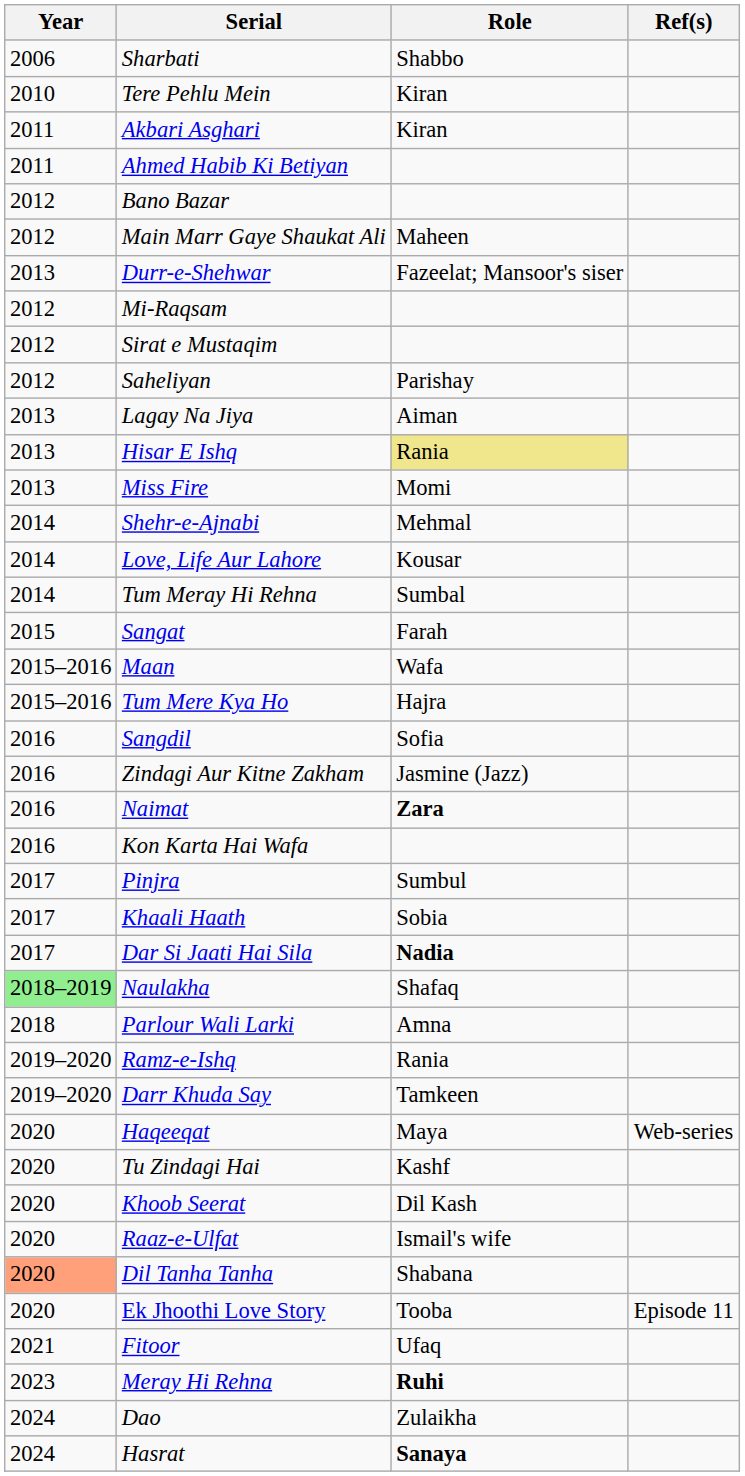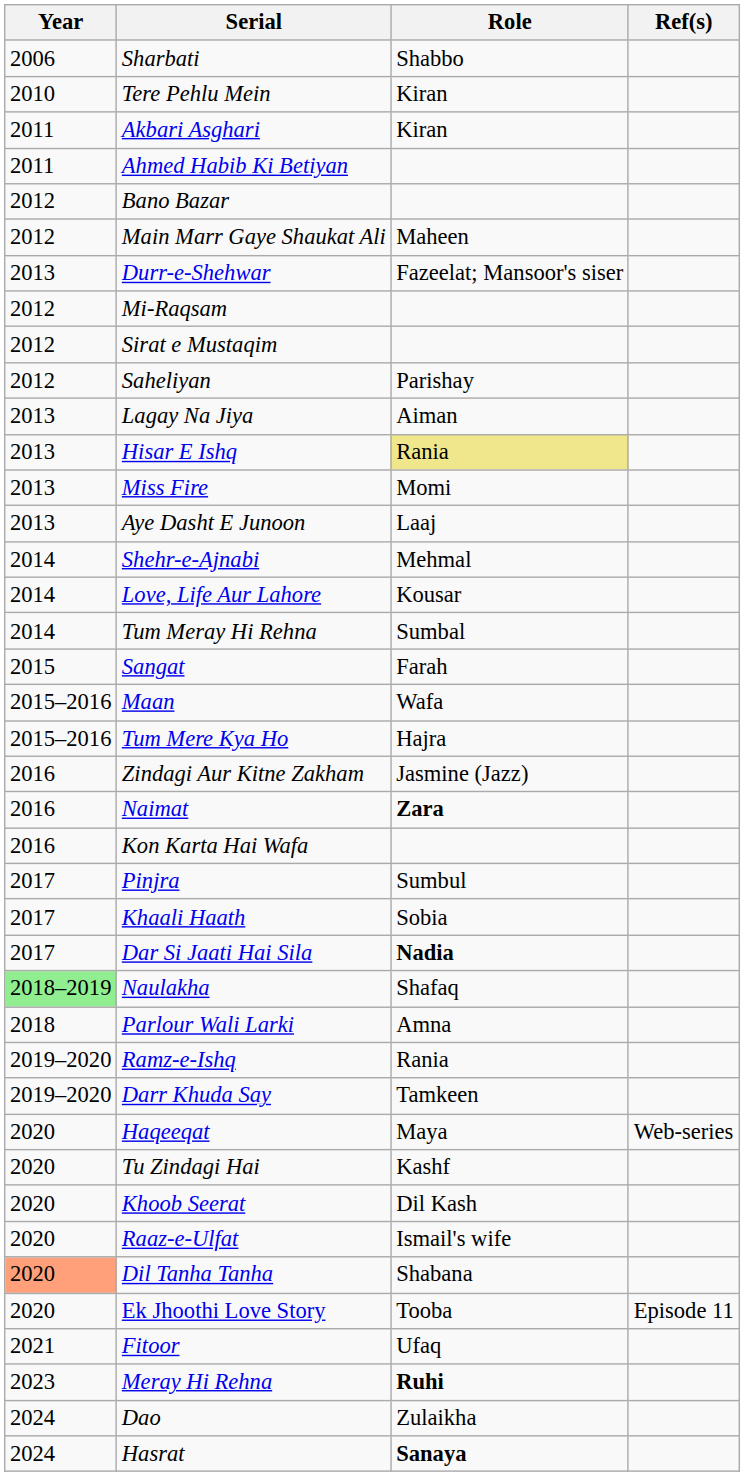+ row: (214, 523)
- row: (156, 737)
